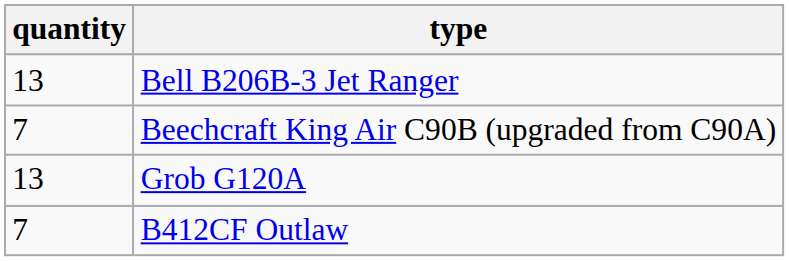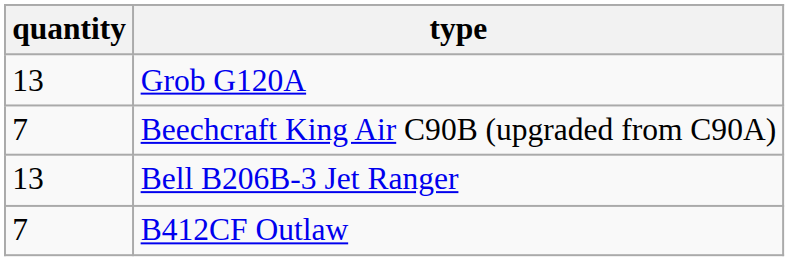rows swapped: (223, 179) <-> (300, 79)
